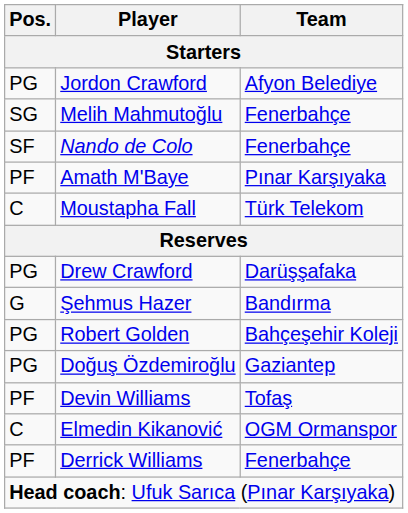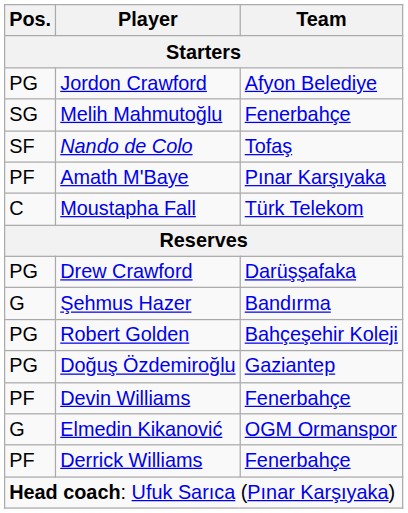(298, 146) Fenerbahçe -> (268, 146) Tofaş
(268, 397) Tofaş -> (298, 397) Fenerbahçe
(16, 429) C -> (17, 429) G
